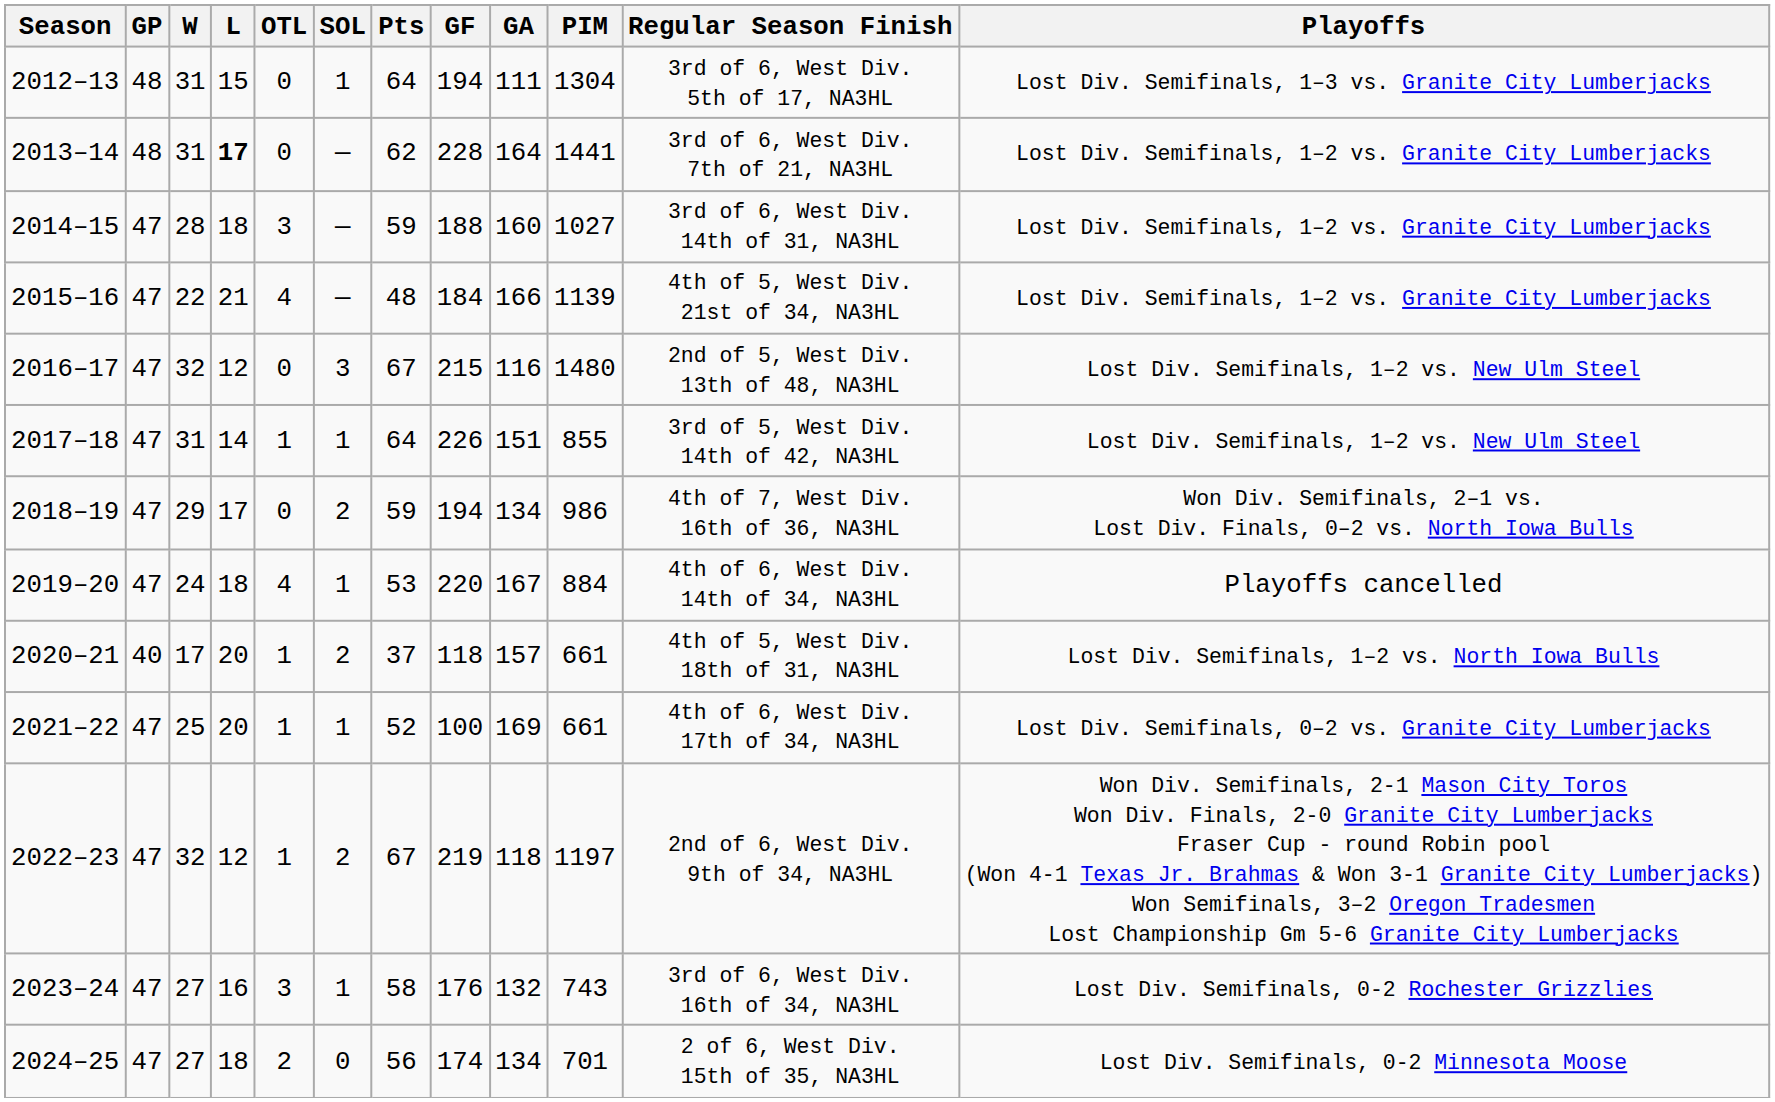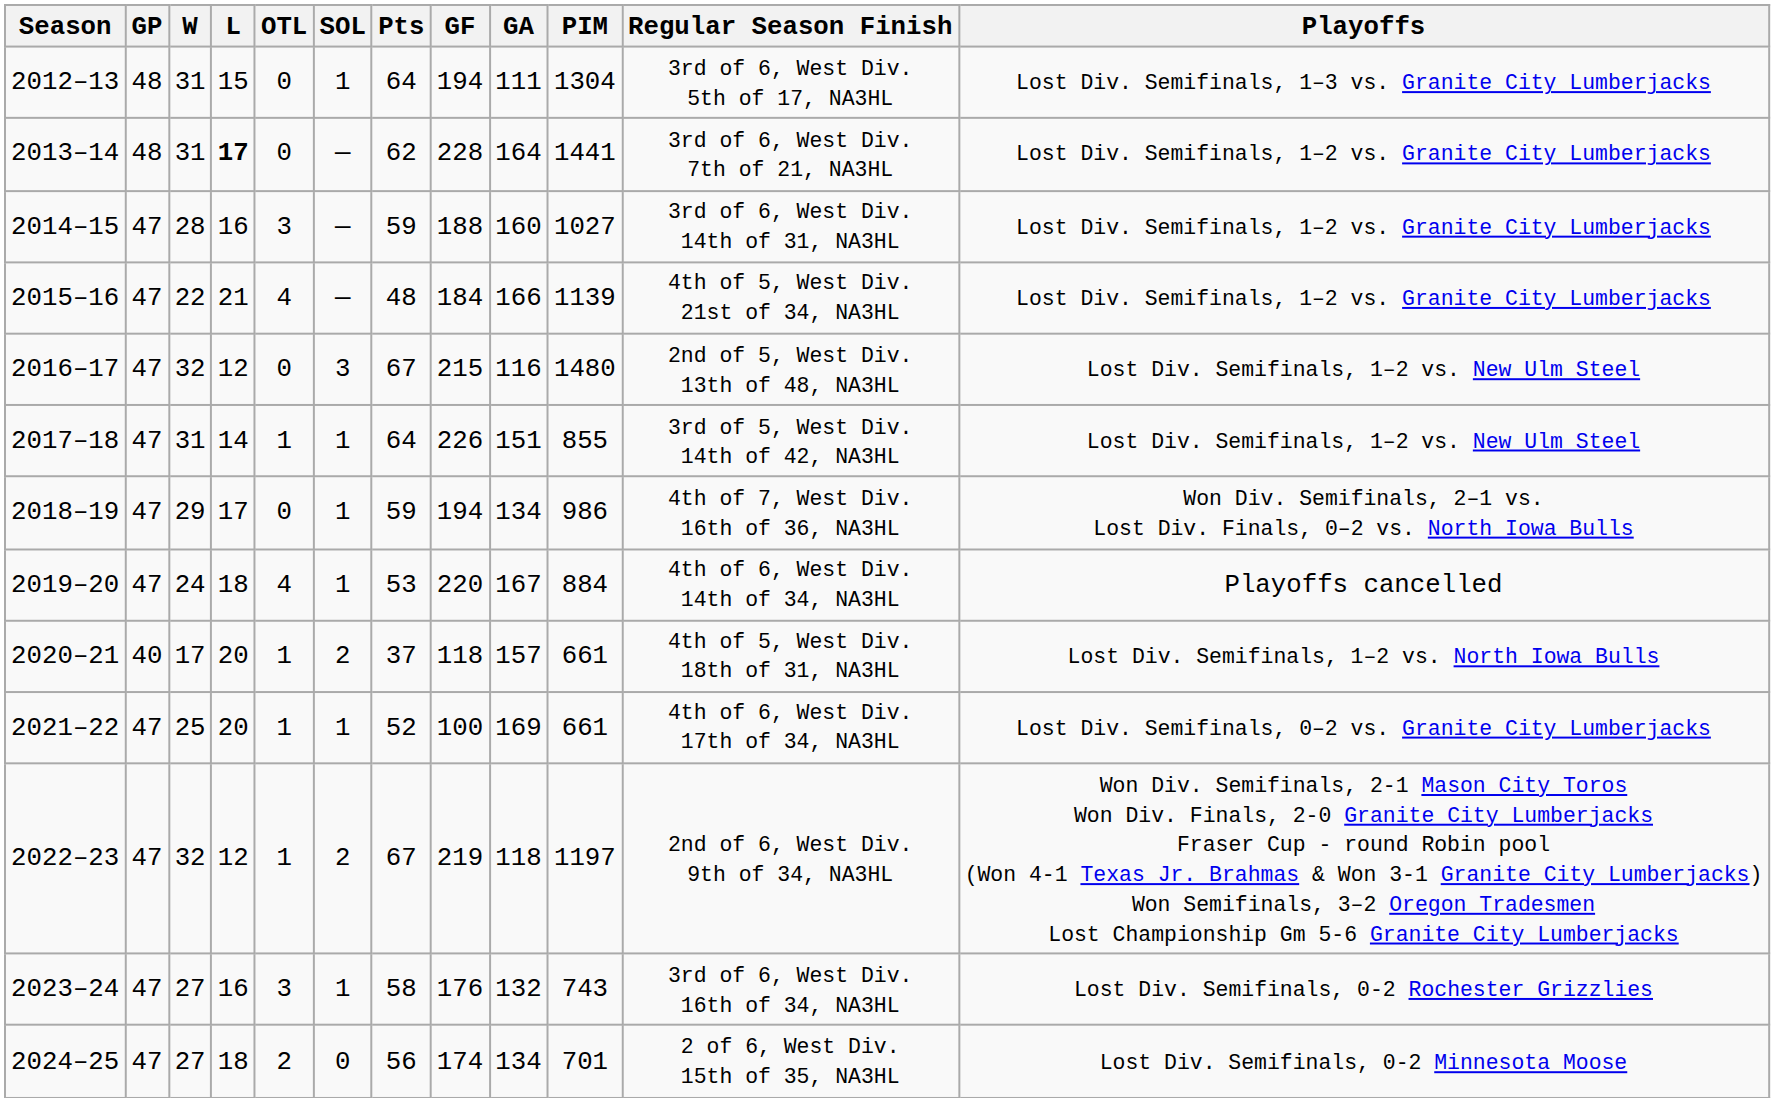(233, 226) 18 -> (233, 226) 16
(343, 513) 2 -> (343, 513) 1
